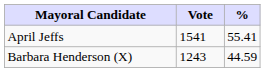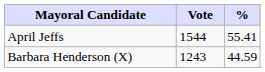(193, 36) 1541 -> (193, 36) 1544
